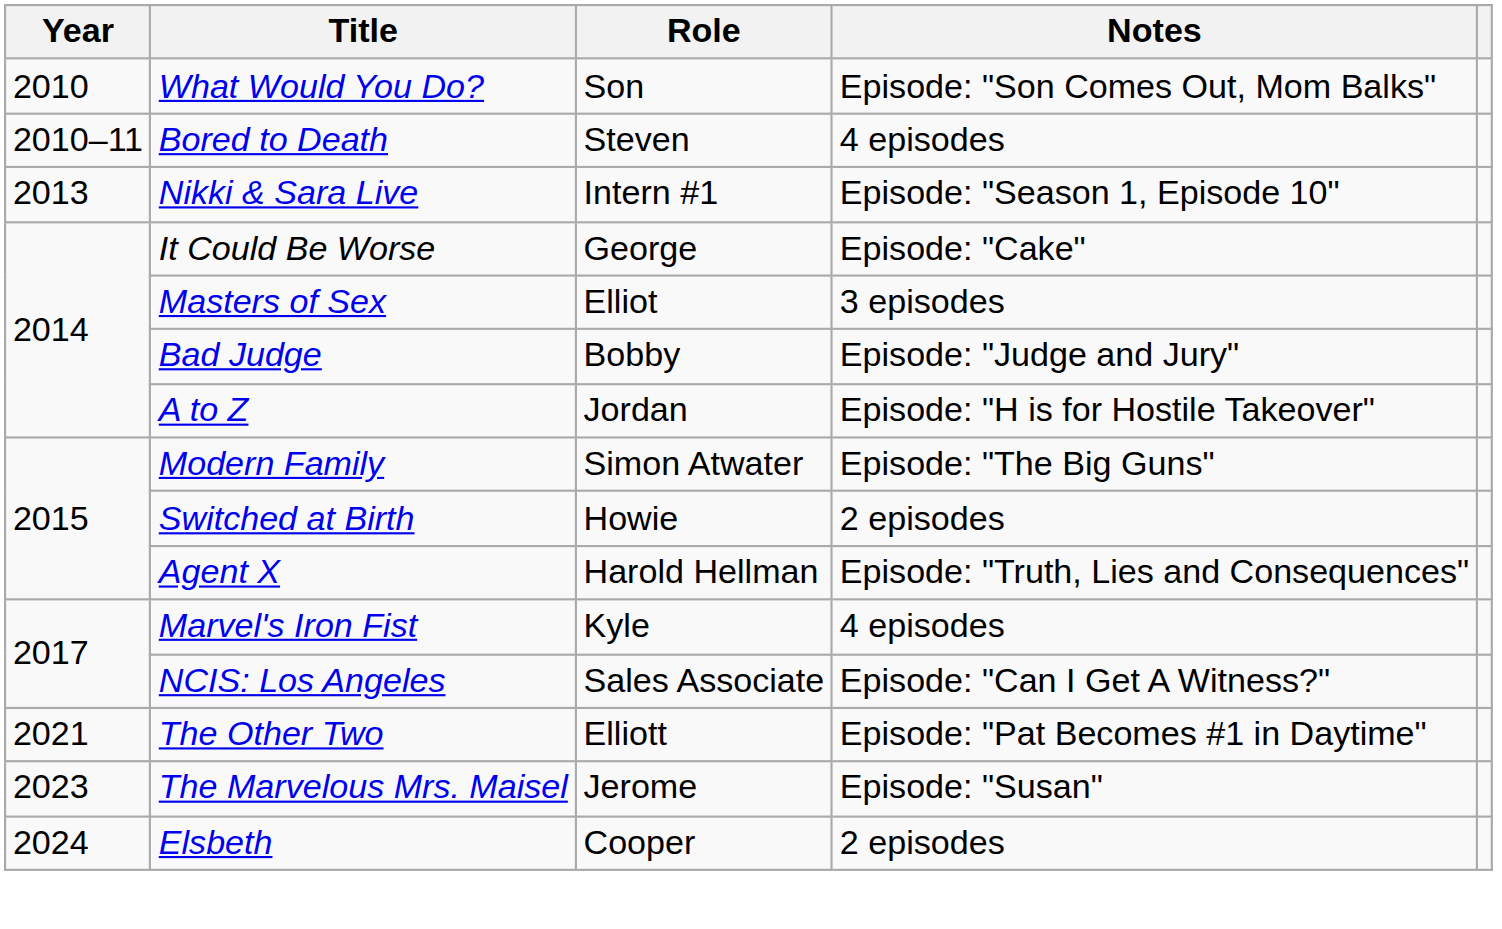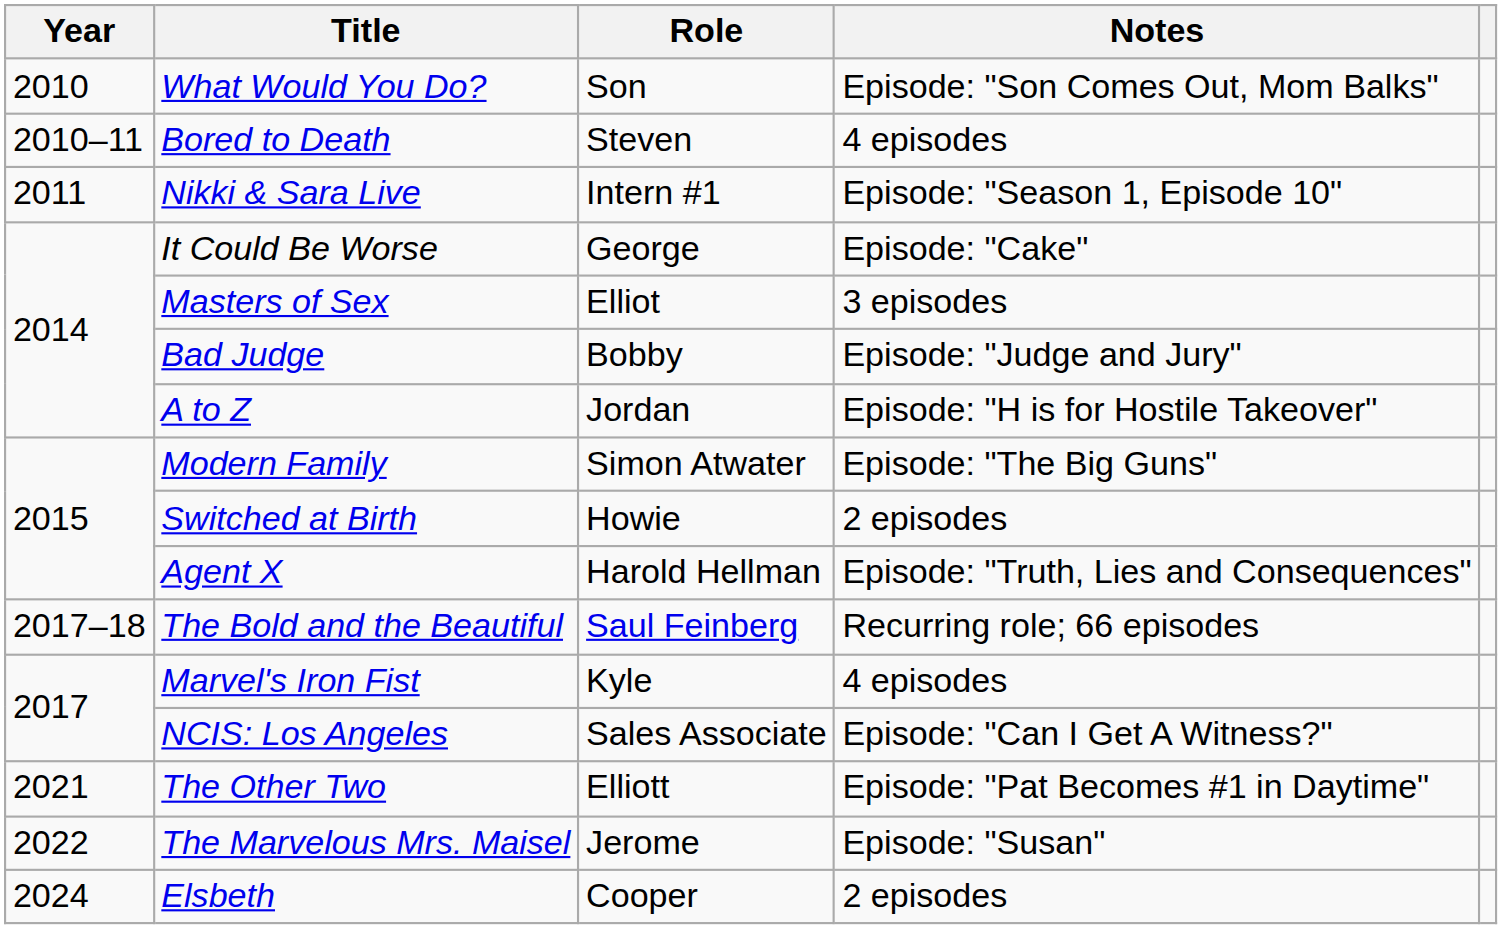(51, 193) 2013 -> (50, 193) 2011
+ row: (362, 626)
(51, 788) 2023 -> (51, 842) 2022
